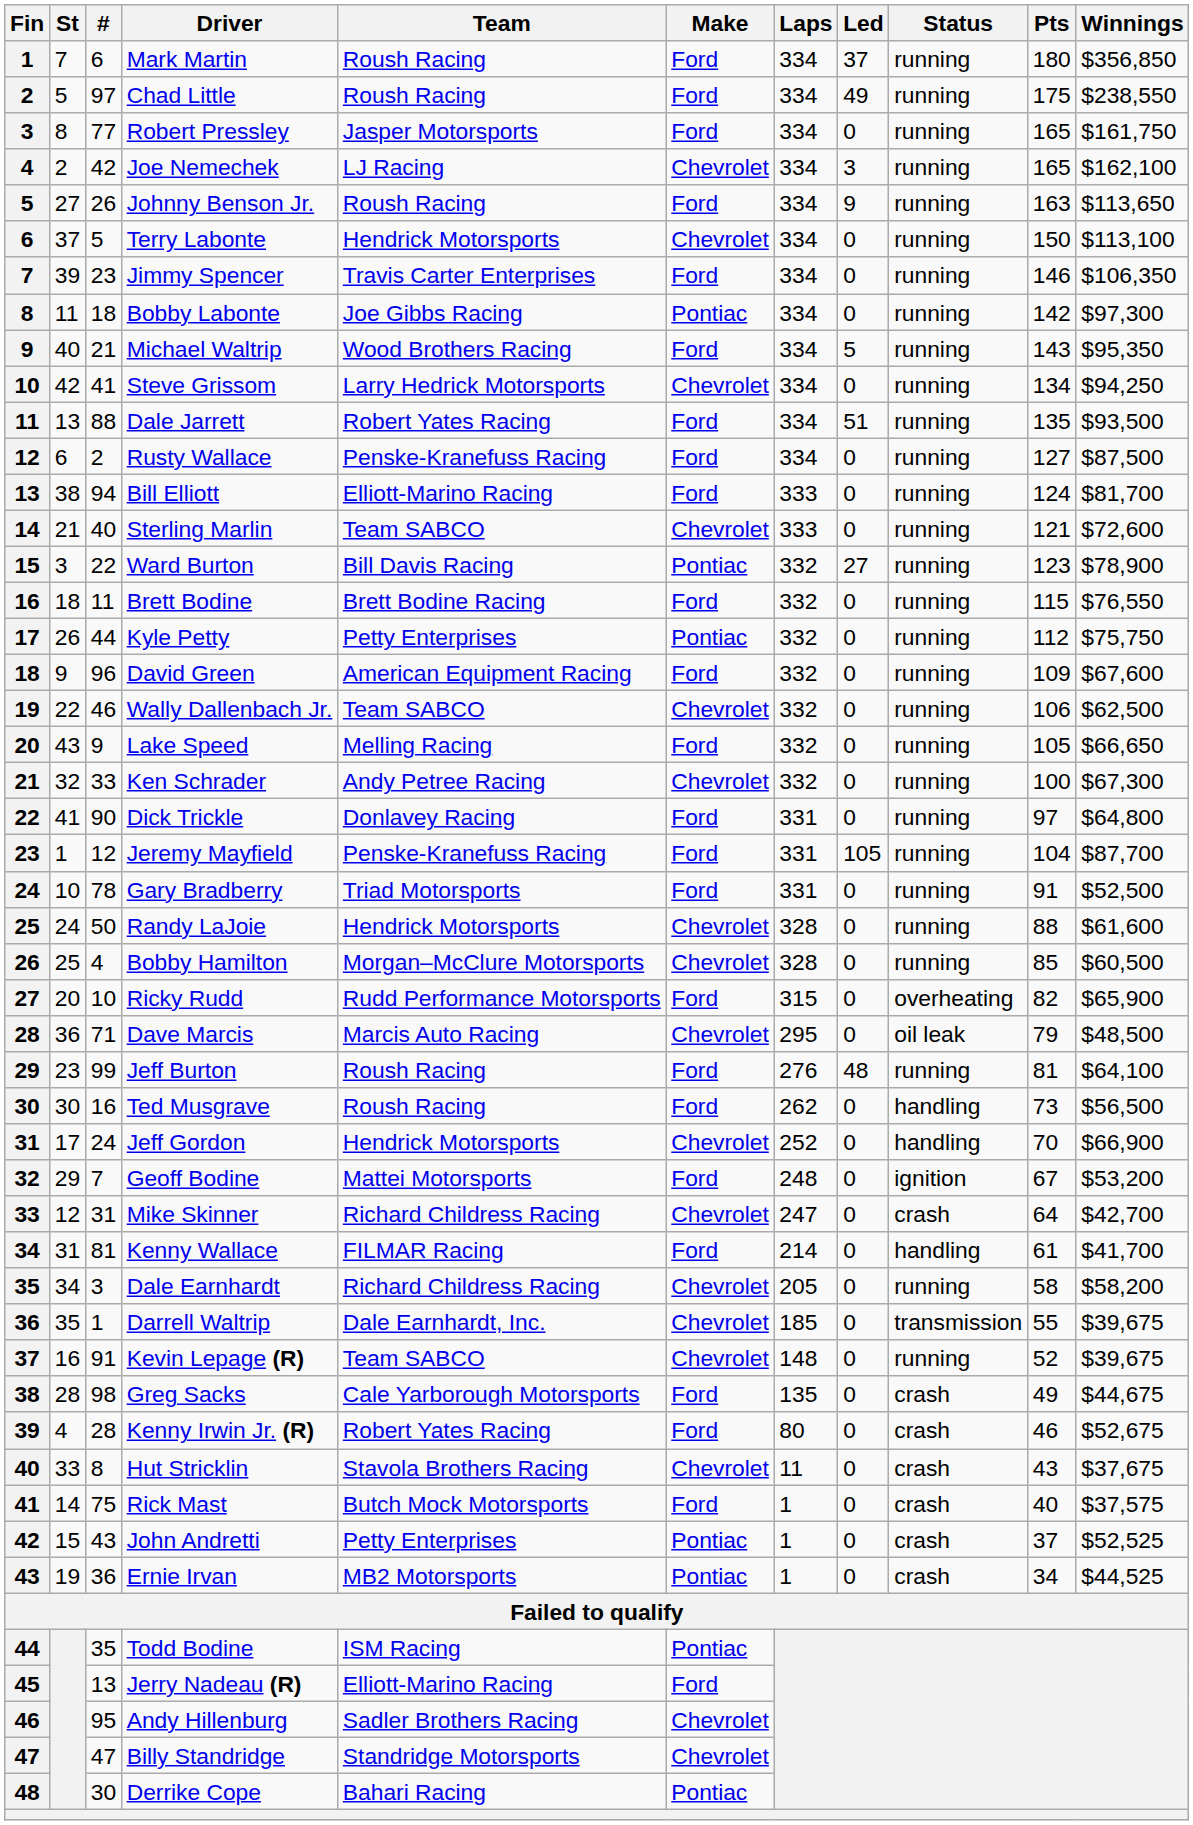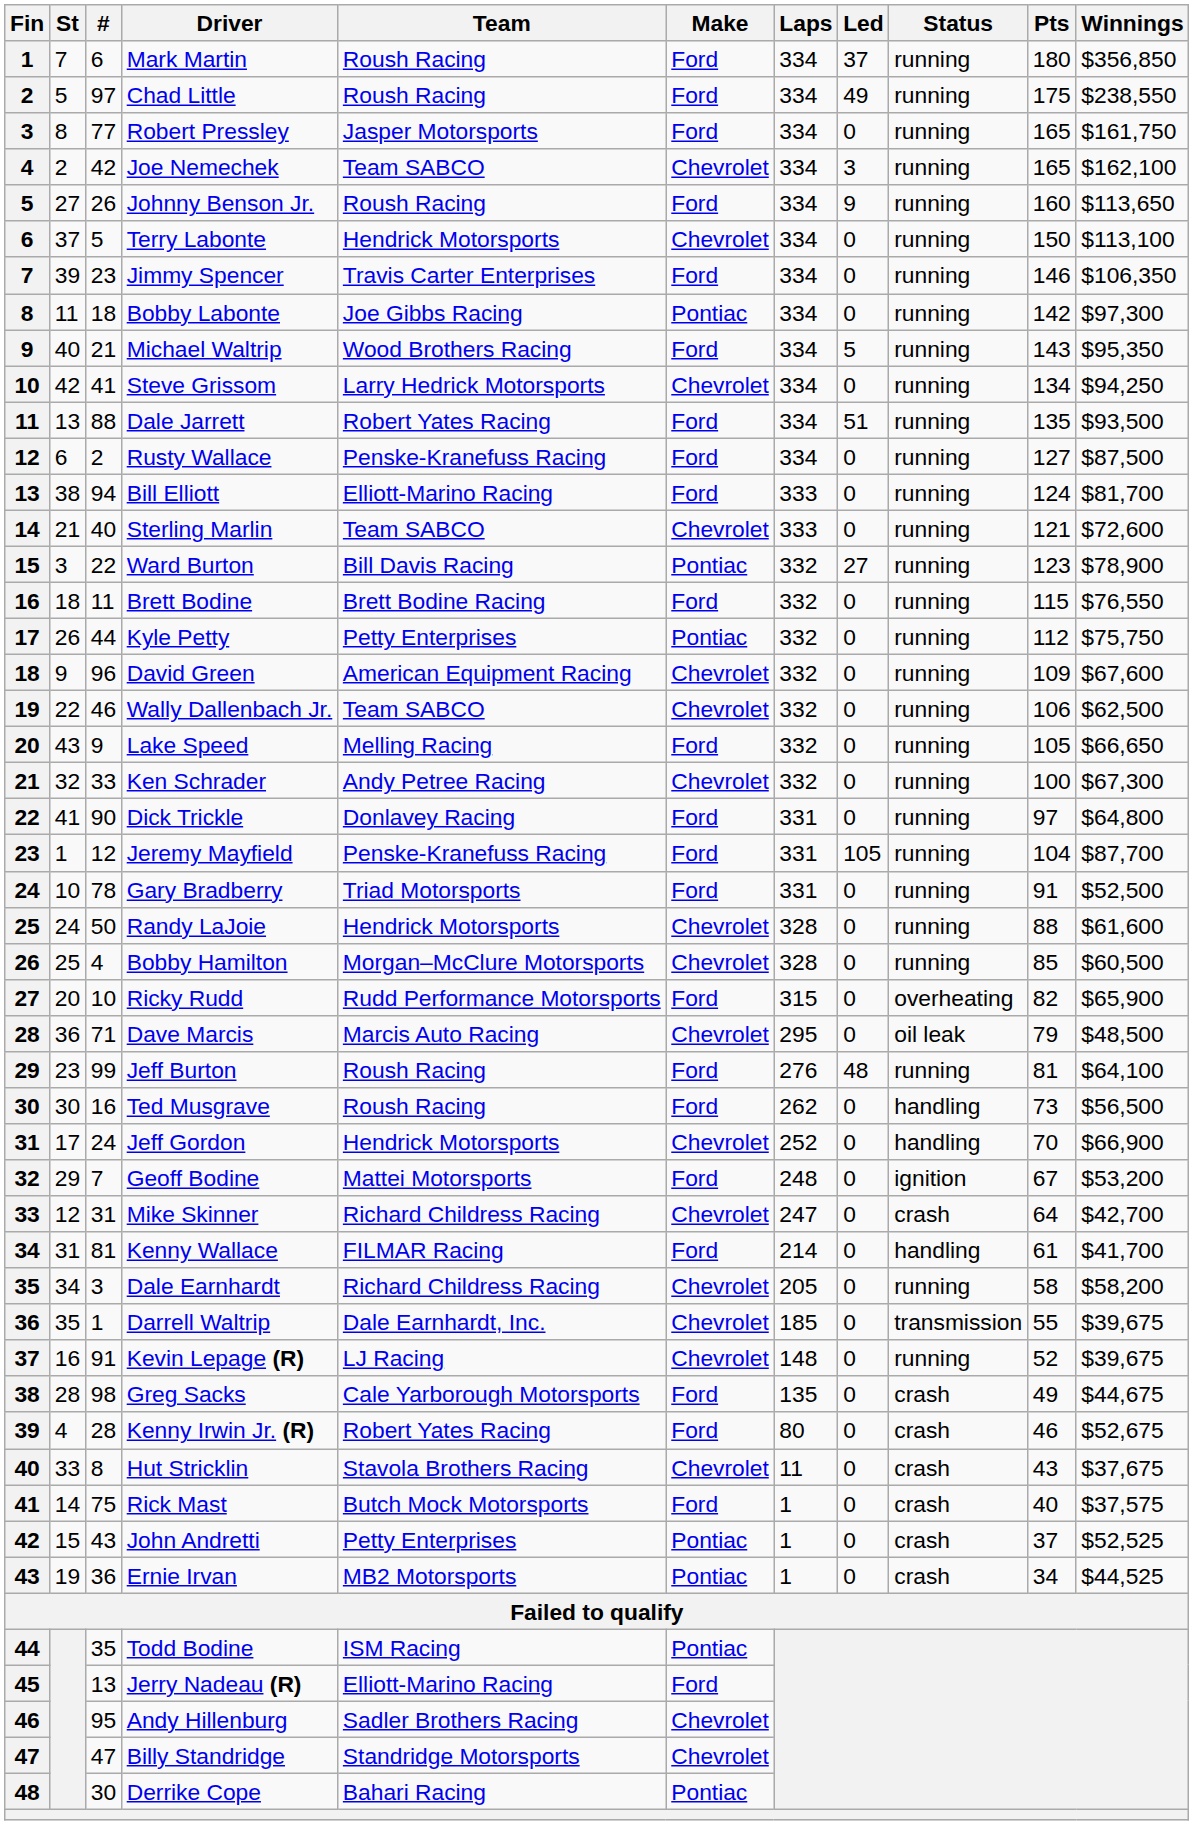(394, 167) LJ Racing -> (414, 167) Team SABCO
(1052, 203) 163 -> (1052, 203) 160
(695, 673) Ford -> (720, 673) Chevrolet
(414, 1358) Team SABCO -> (394, 1358) LJ Racing
